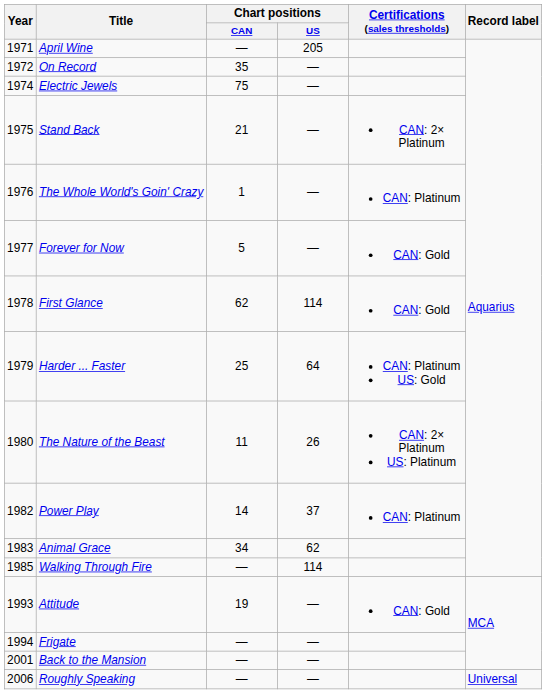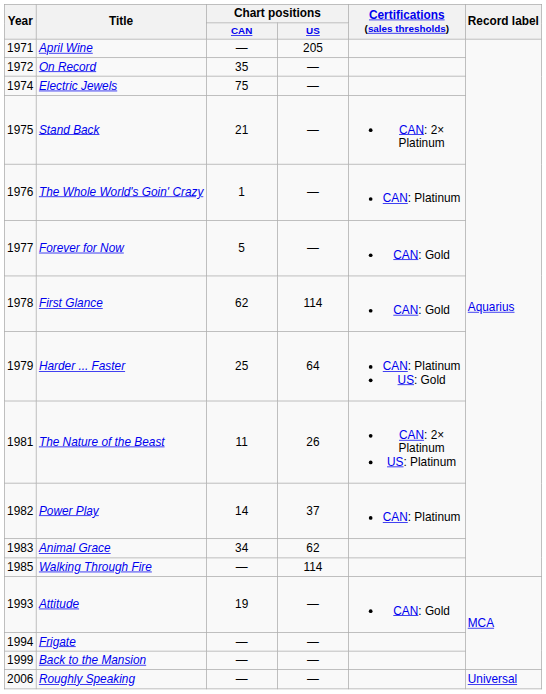(20, 442) 1980 -> (20, 442) 1981
(20, 660) 2001 -> (20, 660) 1999
